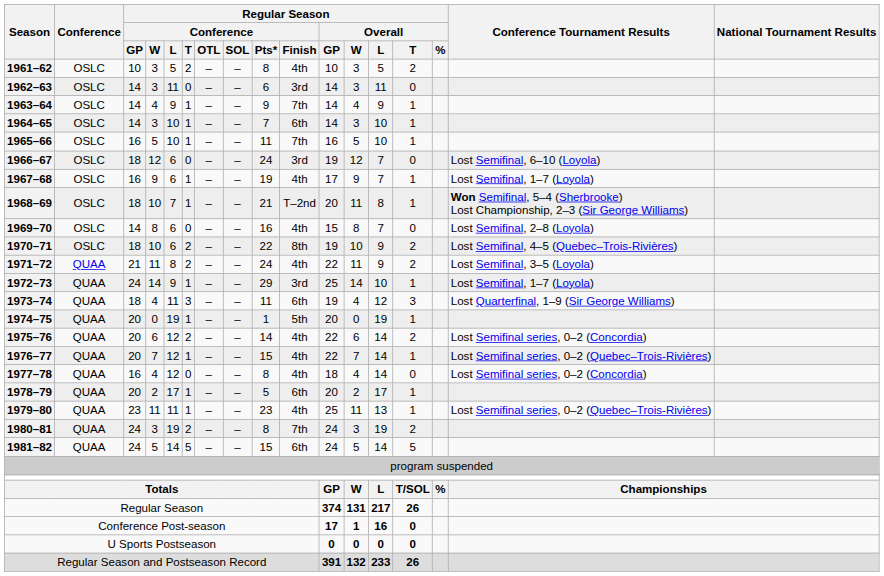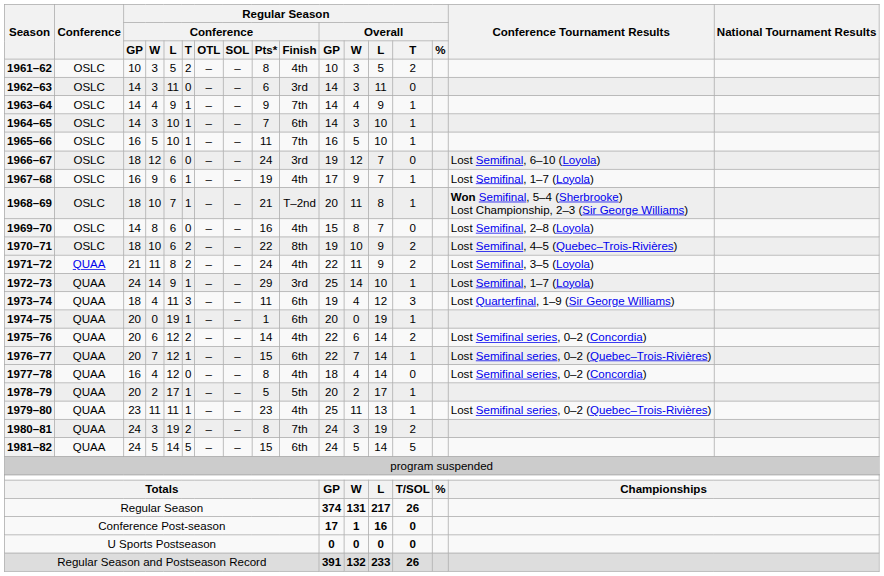(300, 319) 5th -> (300, 319) 6th
(300, 356) 4th -> (300, 356) 6th
(300, 392) 6th -> (300, 392) 5th
